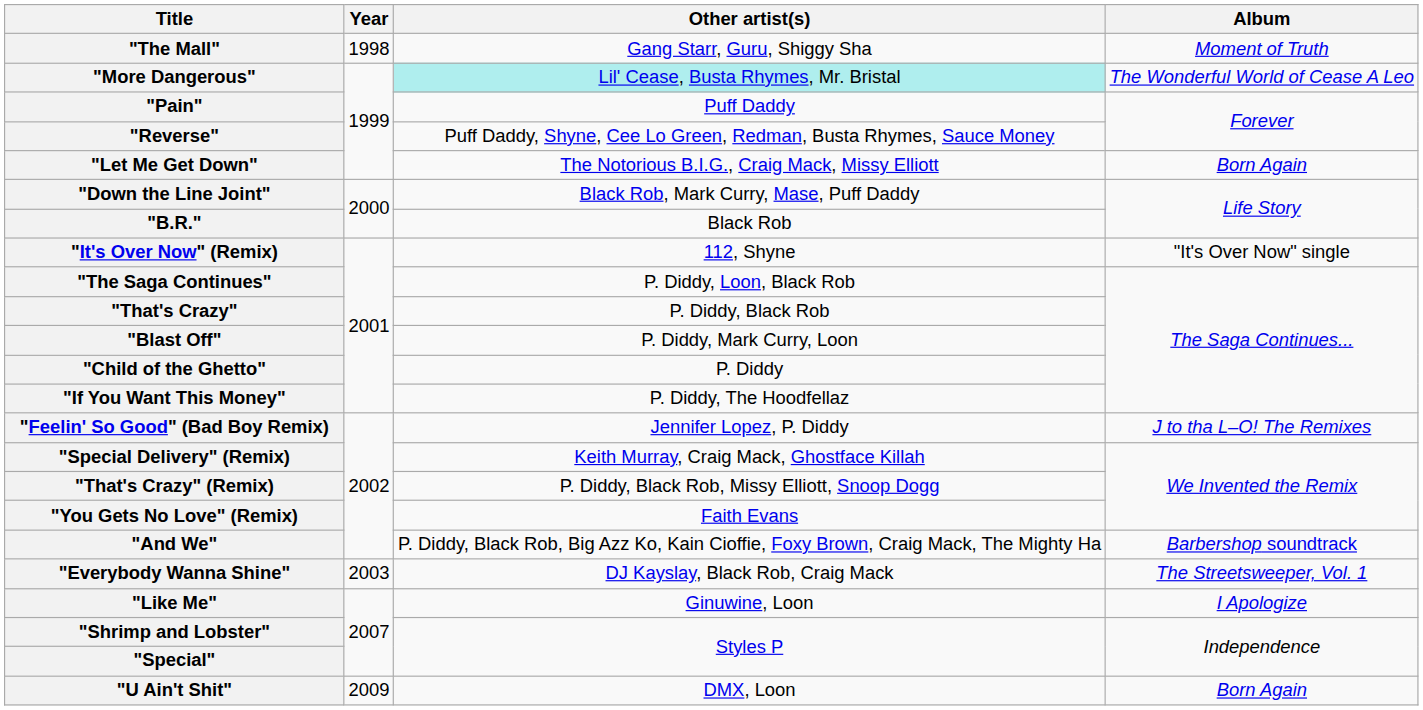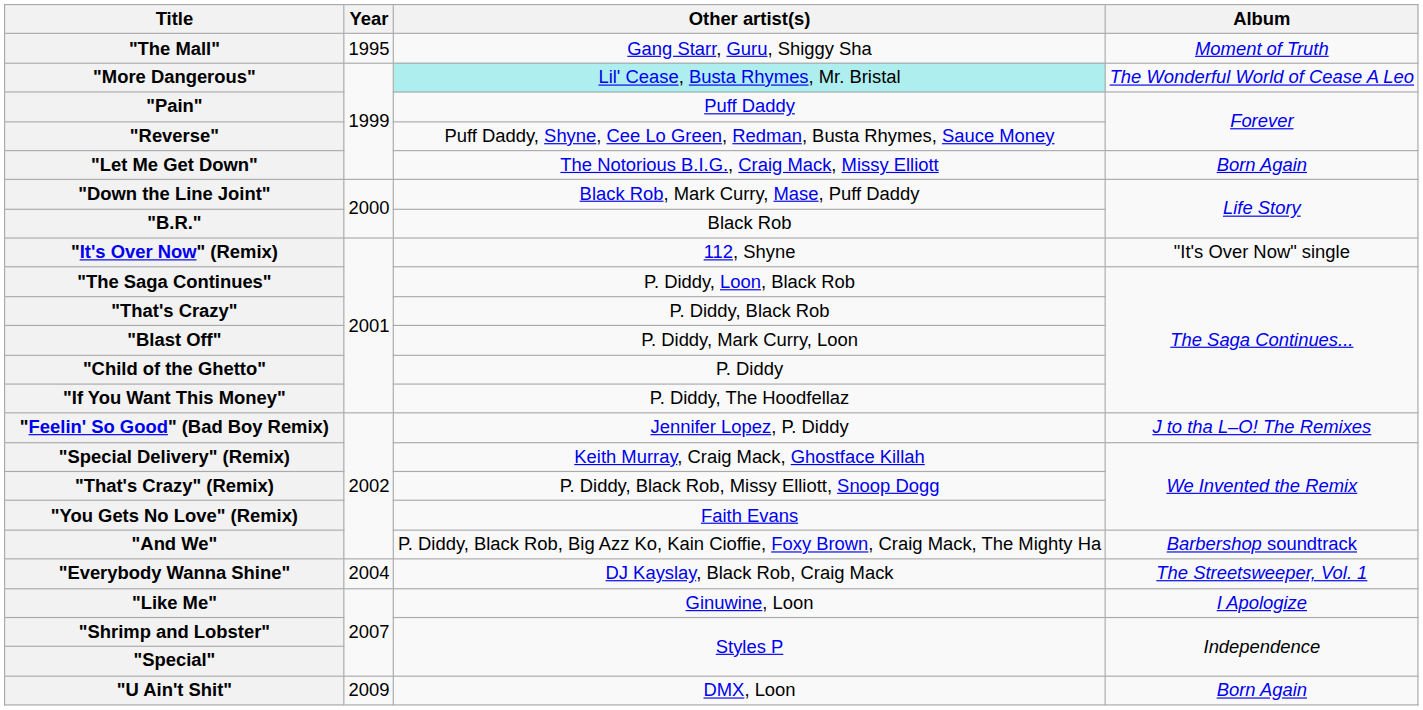(369, 48) 1998 -> (369, 48) 1995
(369, 573) 2003 -> (369, 573) 2004
